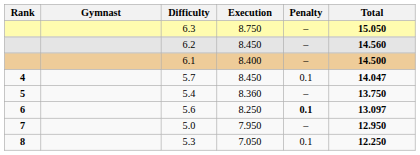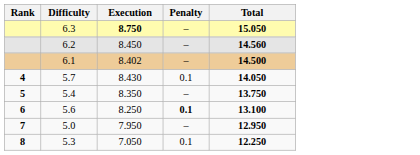- column: (101, 12)
(250, 28) normal -> (130, 28) bold
(250, 61) 8.400 -> (130, 61) 8.402
(250, 77) 8.450 -> (130, 77) 8.430
(372, 77) 14.047 -> (252, 77) 14.050
(250, 93) 8.360 -> (130, 93) 8.350
(372, 110) 13.097 -> (252, 110) 13.100
